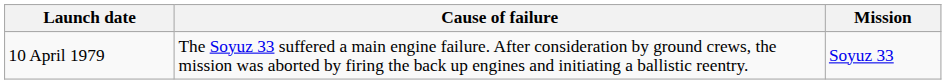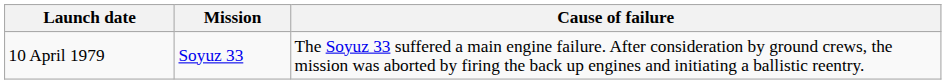columns swapped: (883, 18) <-> (500, 18)
